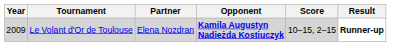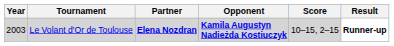(16, 30) 2009 -> (16, 30) 2003
(165, 30) normal -> (167, 30) bold
